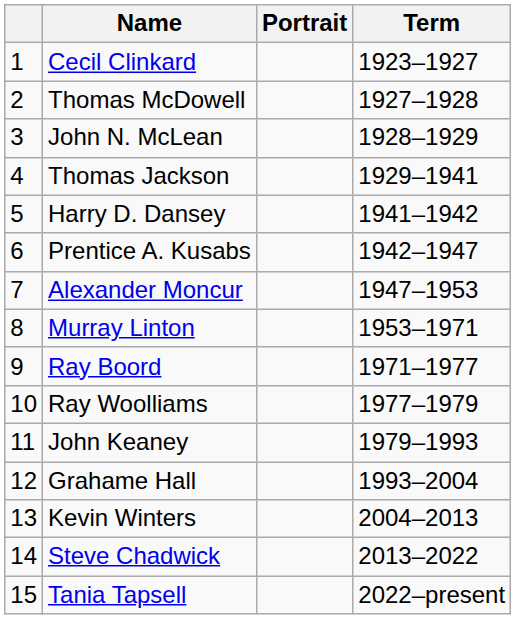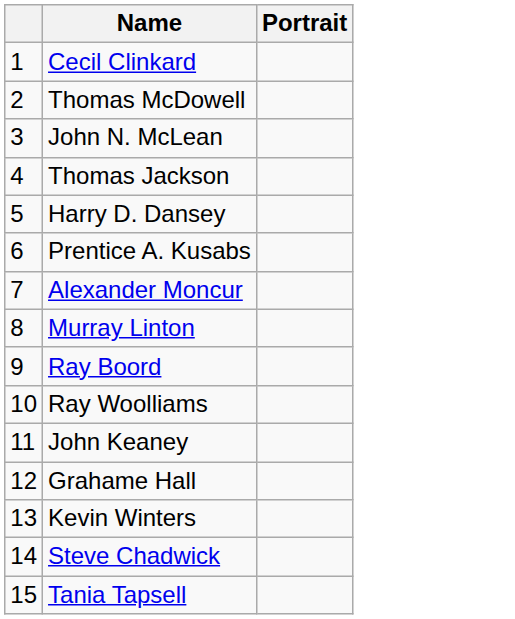- column: (432, 23)
